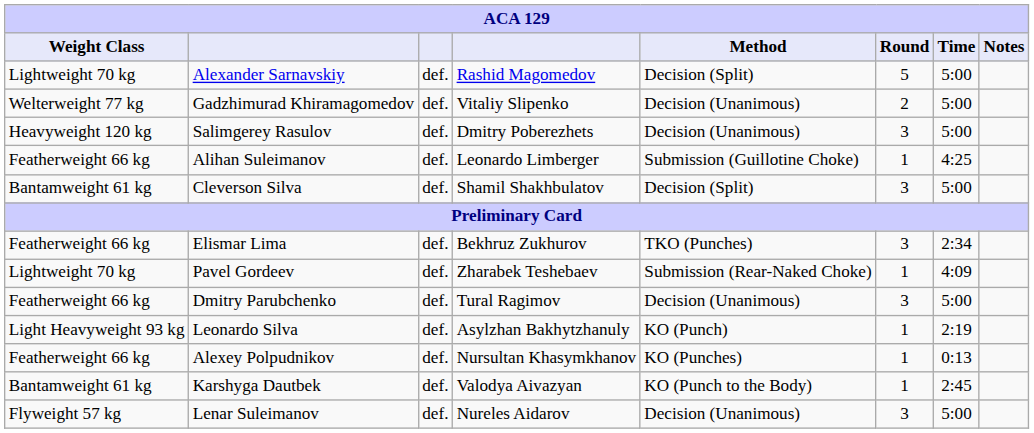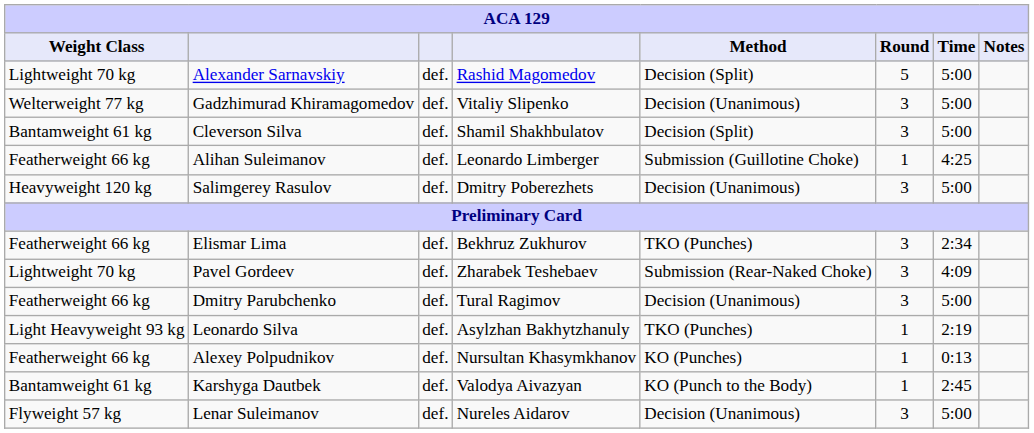(905, 103) 2 -> (905, 103) 3
rows swapped: (262, 131) <-> (247, 188)
(905, 272) 1 -> (905, 272) 3
(686, 329) KO (Punch) -> (698, 329) TKO (Punches)
